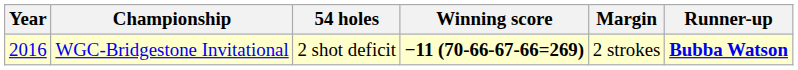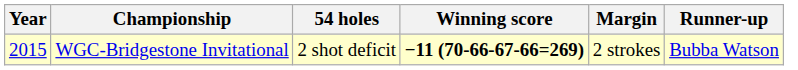(28, 49) 2016 -> (28, 49) 2015
(729, 49) bold -> (724, 49) normal
